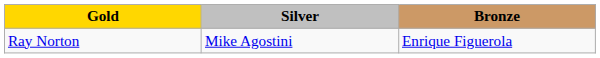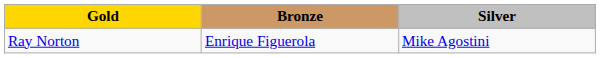columns swapped: (300, 16) <-> (497, 16)
